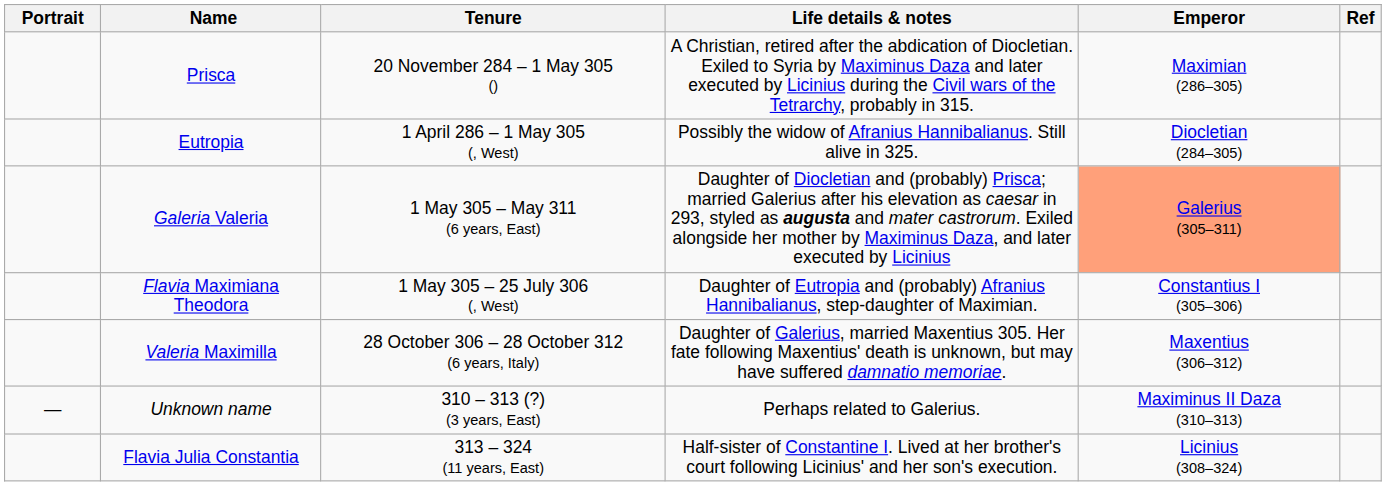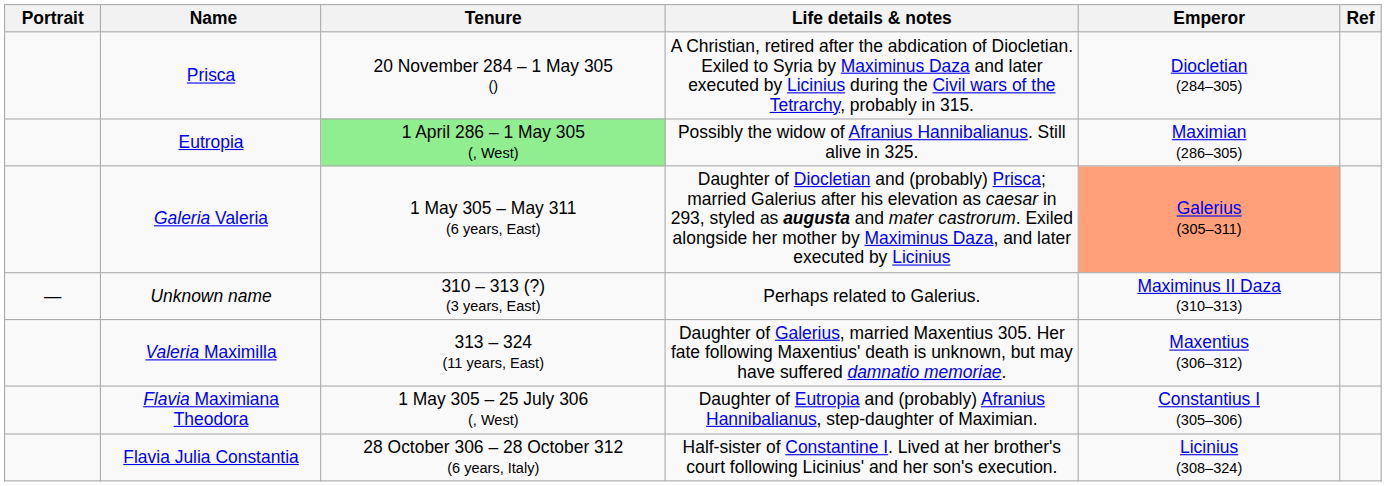(1209, 75) Maximian (286–305) -> (1209, 75) Diocletian (284–305)
(493, 142) no background -> (493, 142) lightgreen background
(1209, 142) Diocletian (284–305) -> (1209, 142) Maximian (286–305)
rows swapped: (211, 295) <-> (211, 409)
(493, 352) 28 October 306 – 28 October 312 (6 years, Italy) -> (493, 352) 313 – 324 (11 years, East)
(493, 457) 313 – 324 (11 years, East) -> (493, 457) 28 October 306 – 28 October 312 (6 years, Italy)
